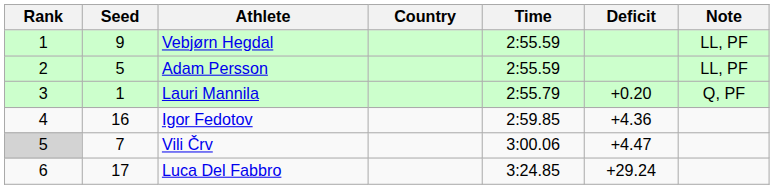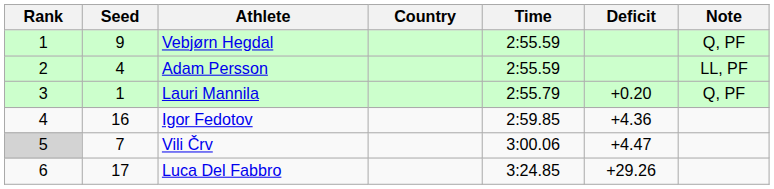(724, 42) LL, PF -> (724, 42) Q, PF
(120, 68) 5 -> (120, 68) 4
(631, 171) +29.24 -> (631, 171) +29.26
